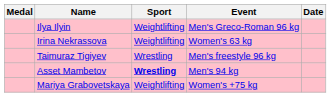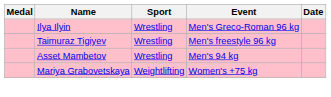(159, 27) Weightlifting -> (153, 27) Wrestling
- row: (72, 41)
(155, 71) bold -> (153, 56) normal
